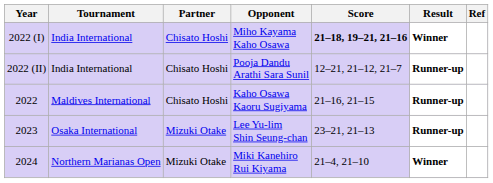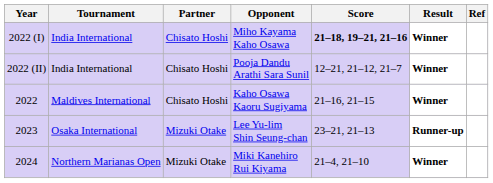(438, 69) Runner-up -> (430, 69) Winner
(438, 100) Runner-up -> (430, 100) Winner
